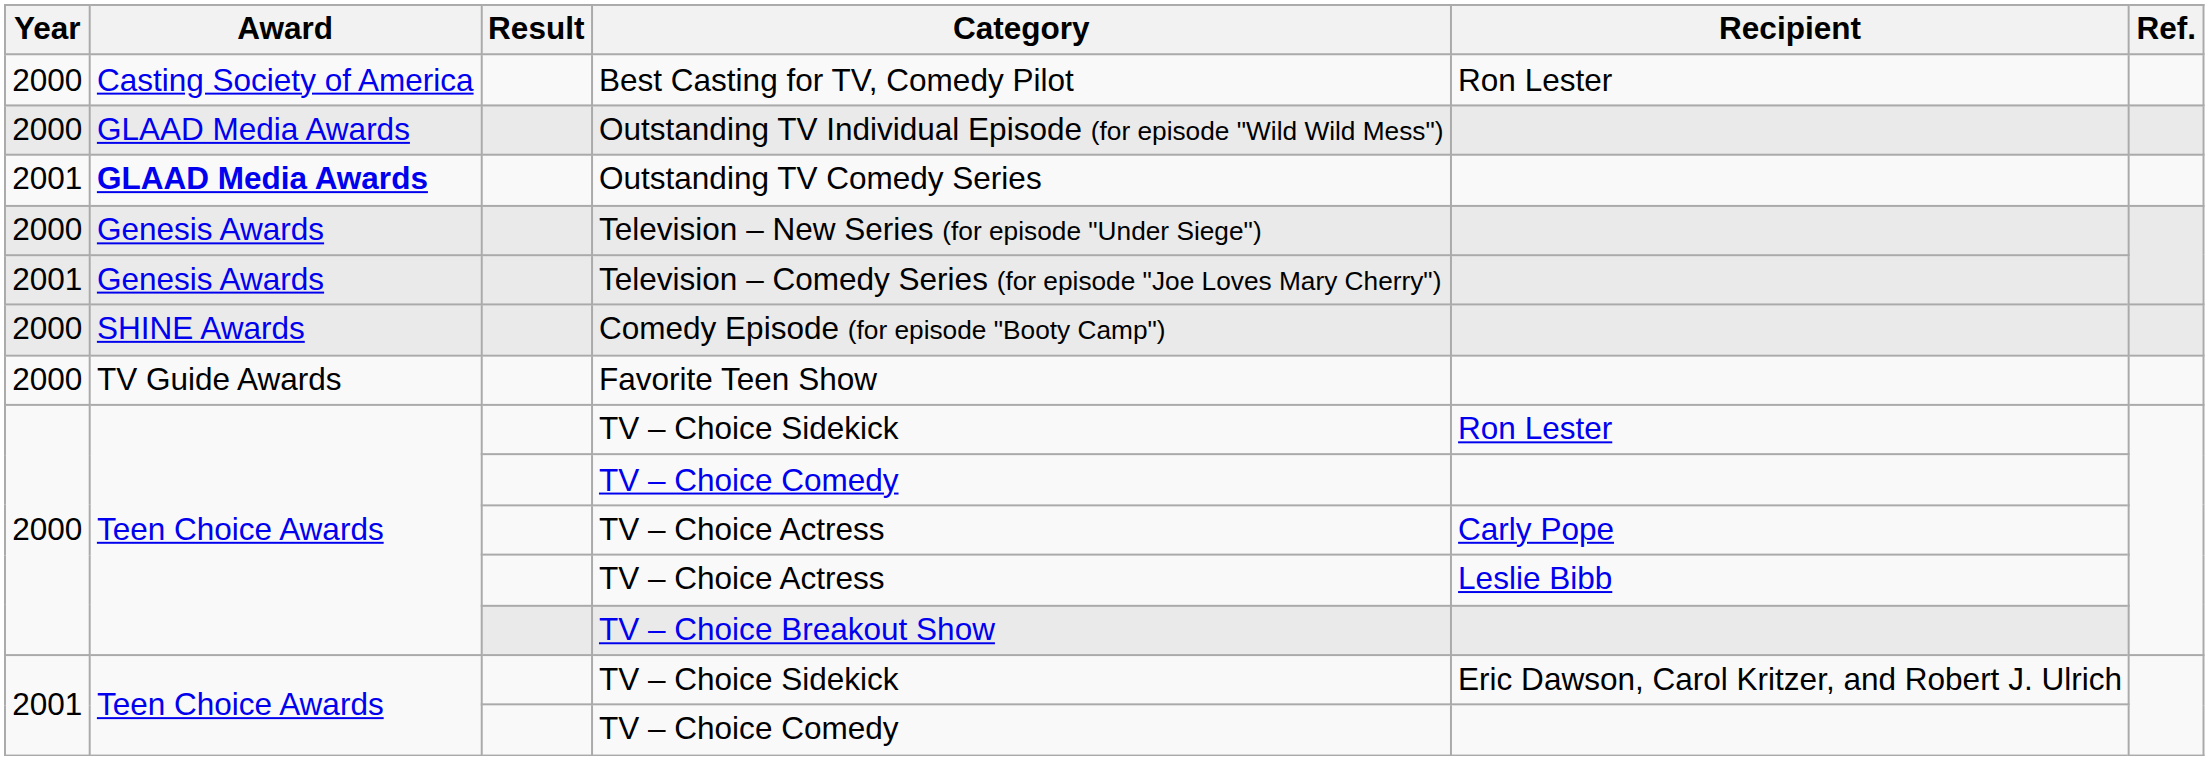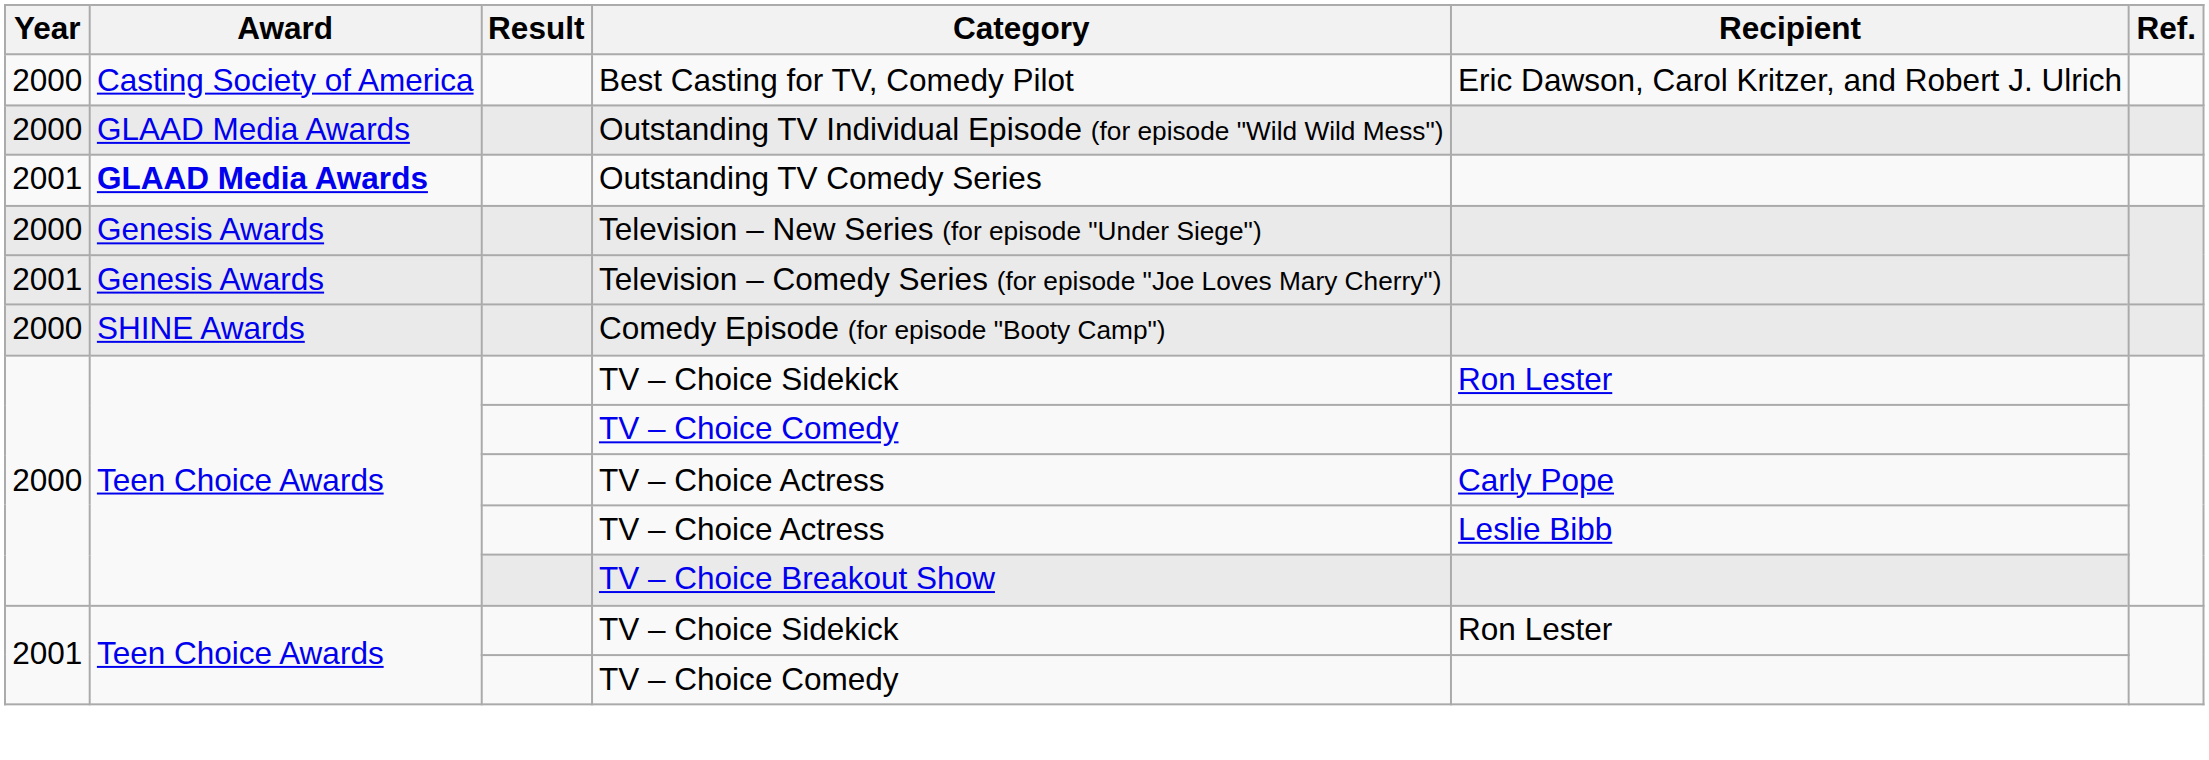(1535, 79) Ron Lester -> (1790, 79) Eric Dawson, Carol Kritzer, and Robert J. Ulrich
- row: (47, 379)
(1790, 679) Eric Dawson, Carol Kritzer, and Robert J. Ulrich -> (1535, 629) Ron Lester
